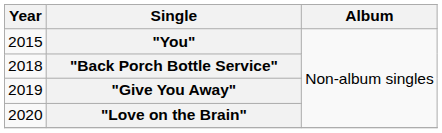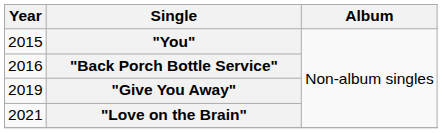(25, 66) 2018 -> (25, 66) 2016
(25, 115) 2020 -> (25, 115) 2021
